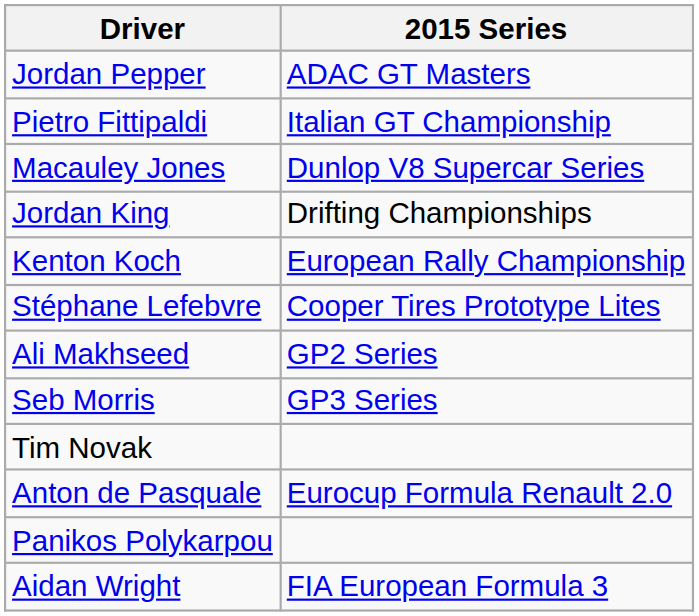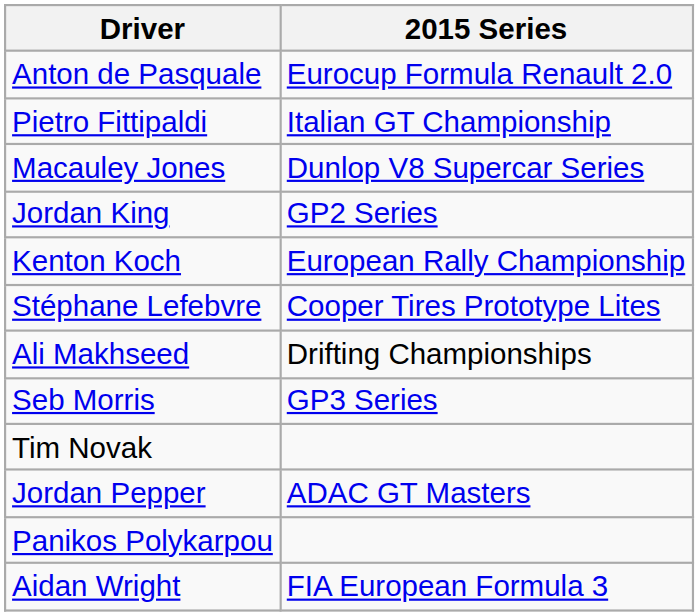rows swapped: (137, 493) <-> (109, 74)
(439, 214) Drifting Championships -> (362, 214) GP2 Series
(362, 354) GP2 Series -> (439, 354) Drifting Championships
